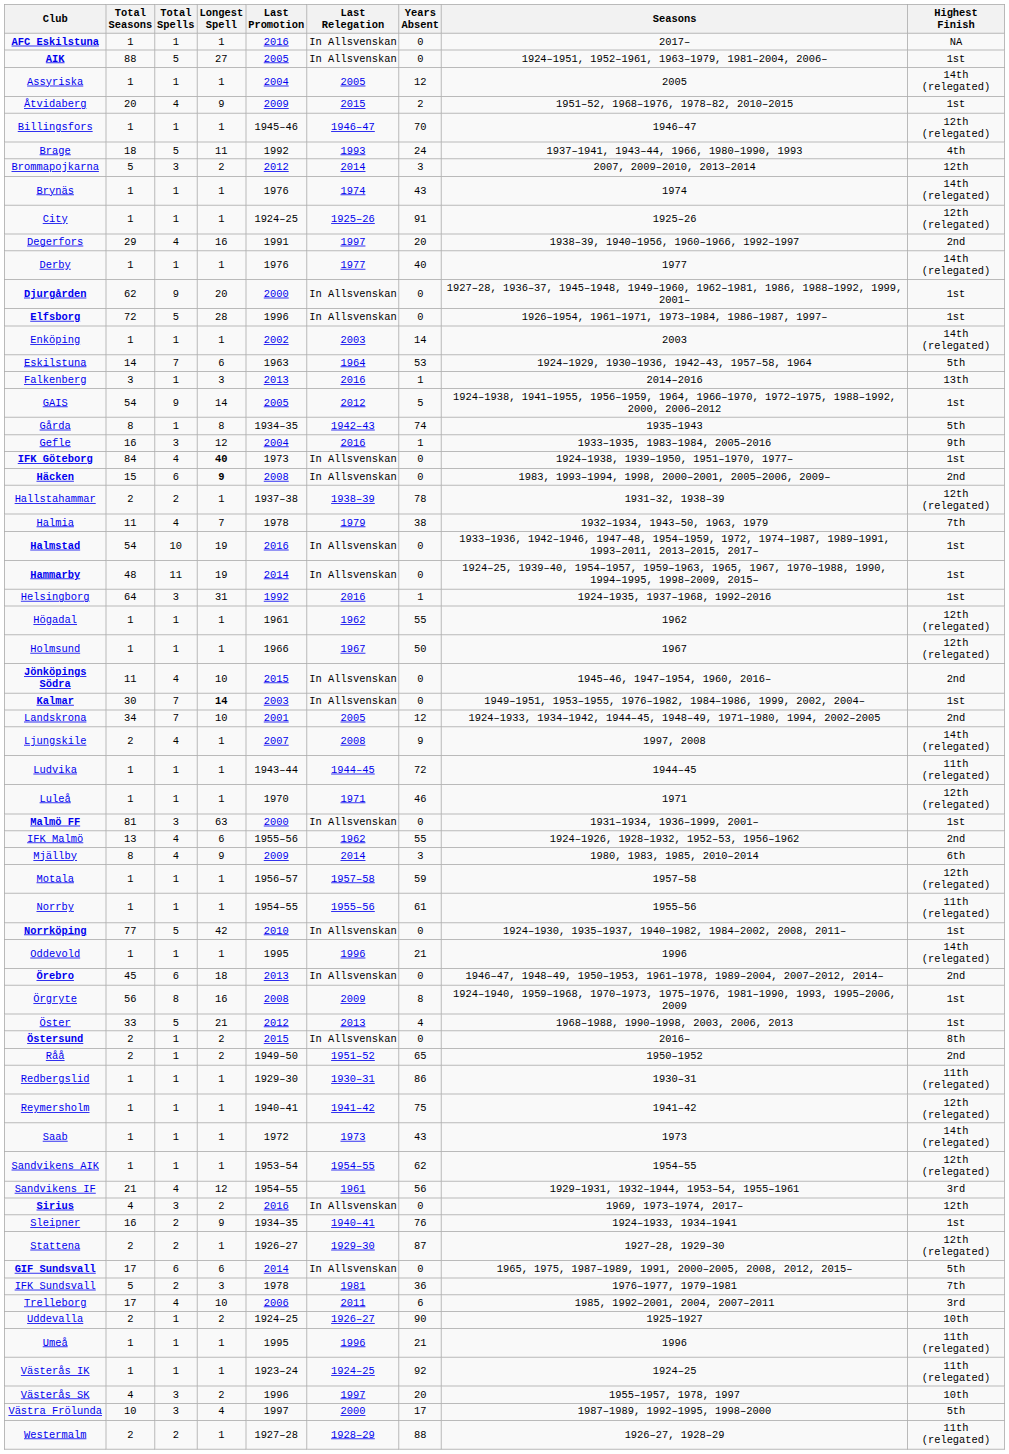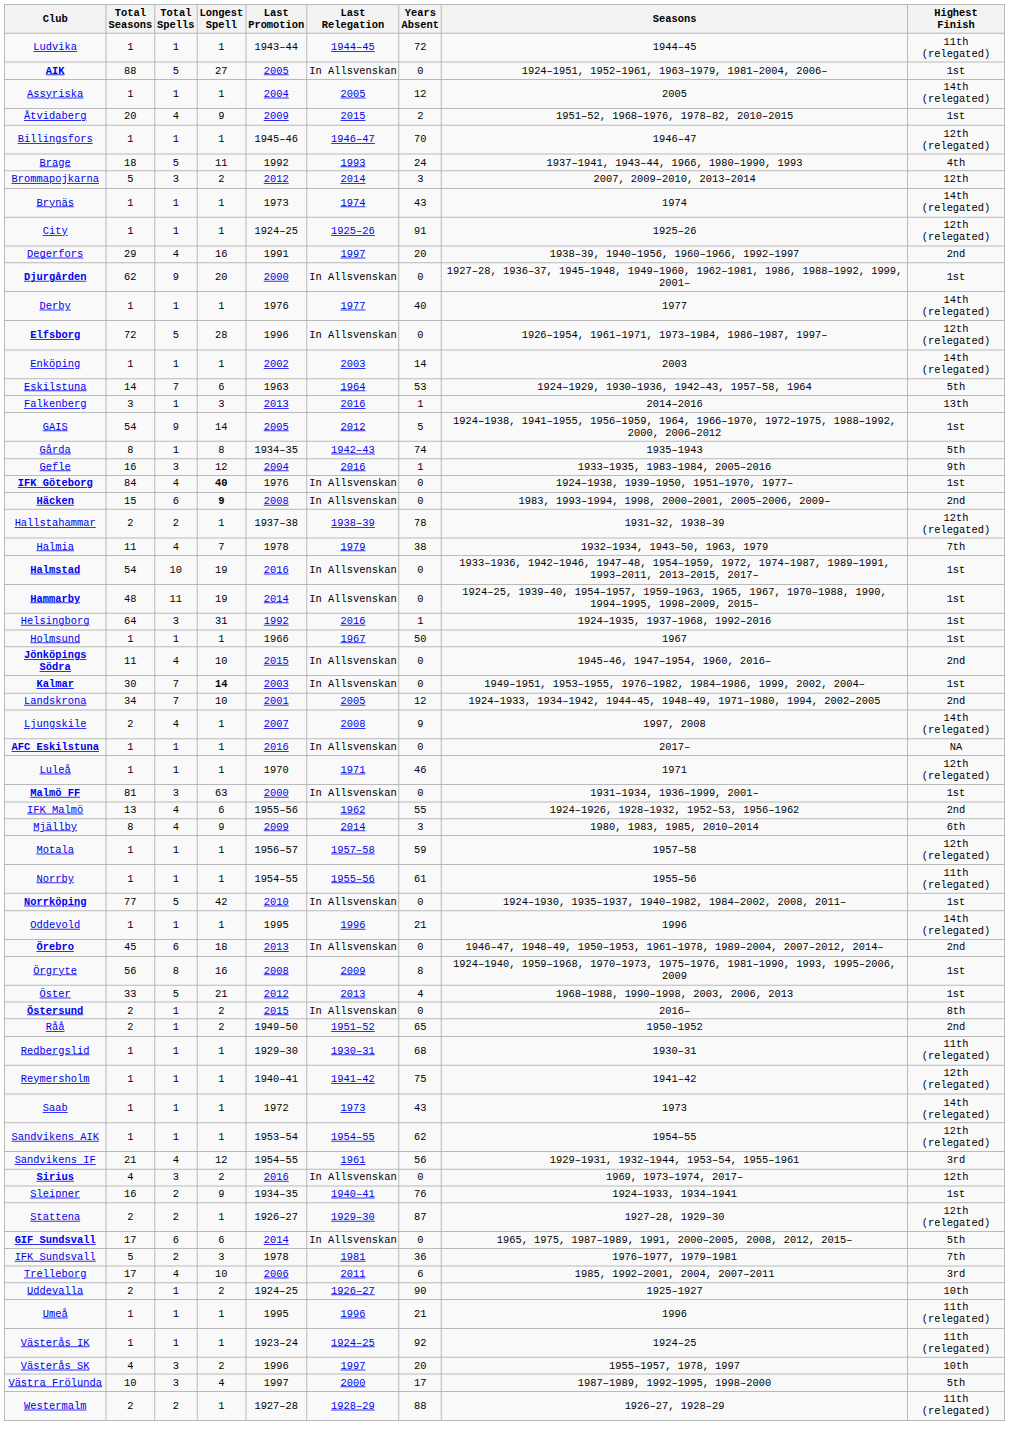rows swapped: (55, 42) <-> (55, 770)
(276, 190) 1976 -> (276, 202) 1973
rows swapped: (55, 265) <-> (55, 294)
(956, 317) 1st -> (956, 335) 12th (relegated)
(276, 460) 1973 -> (276, 484) 1976
- row: (55, 621)
(956, 649) 12th (relegated) -> (956, 639) 1st
(420, 1080) 86 -> (420, 1051) 68
